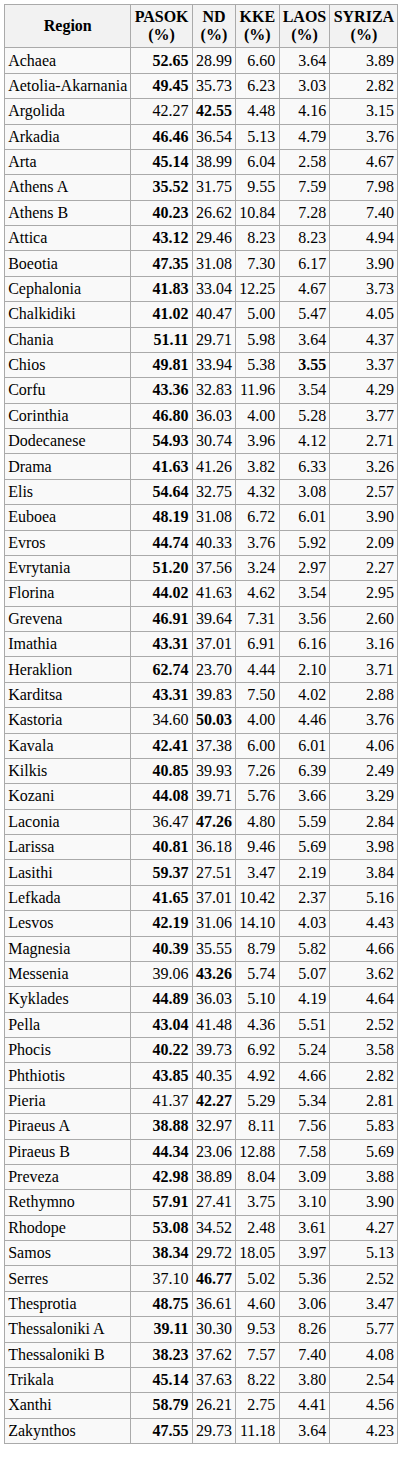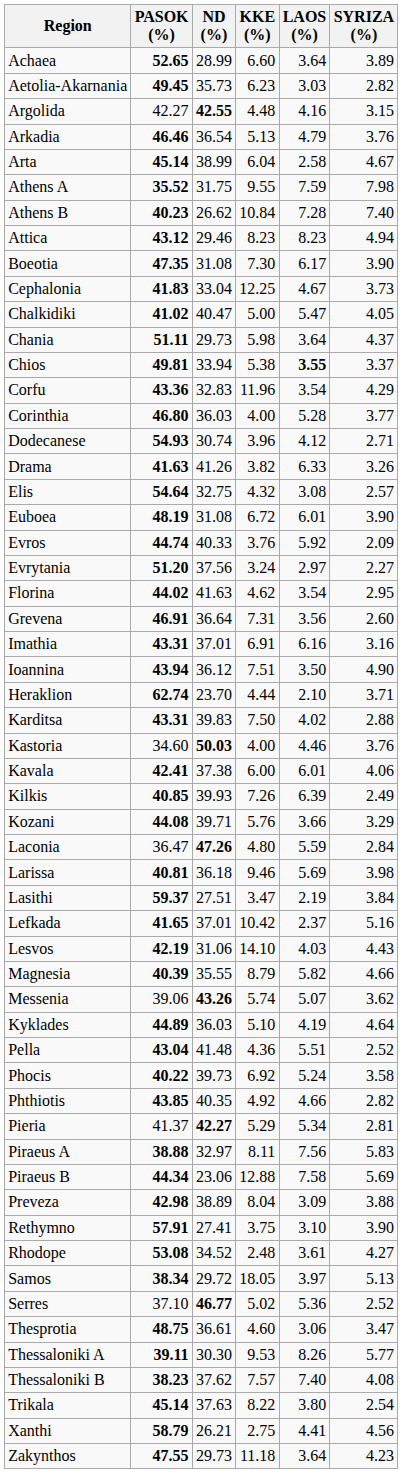(214, 339) 29.71 -> (214, 339) 29.73
(214, 618) 39.64 -> (214, 618) 36.64
+ row: (36, 669)
